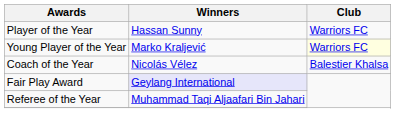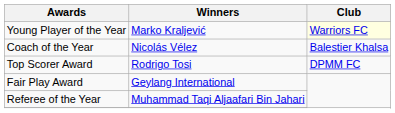- row: (50, 30)
+ row: (50, 64)
(183, 82) lavender background -> (183, 82) no background
